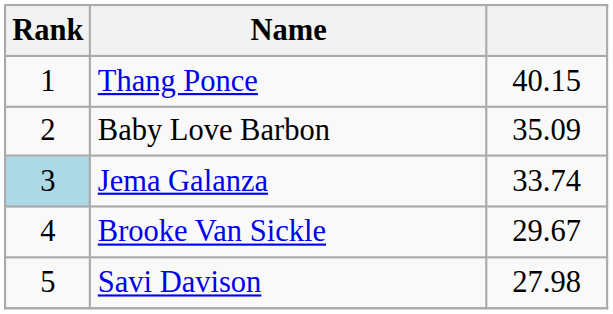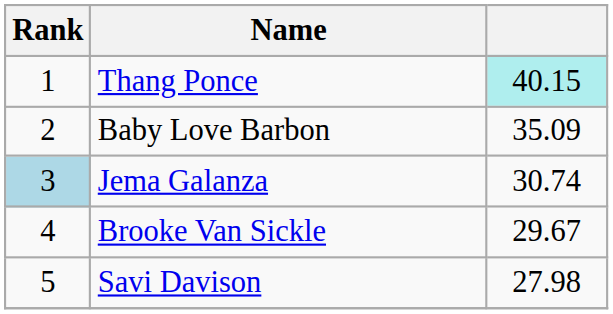(547, 80) no background -> (547, 80) paleturquoise background
(547, 181) 33.74 -> (547, 181) 30.74
